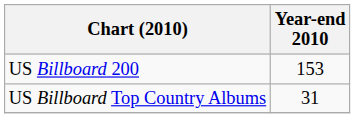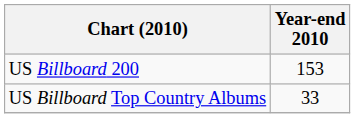(310, 98) 31 -> (310, 98) 33
